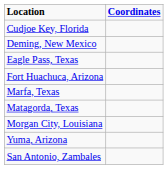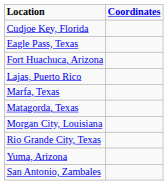- row: (52, 44)
+ row: (44, 76)
+ row: (54, 140)
